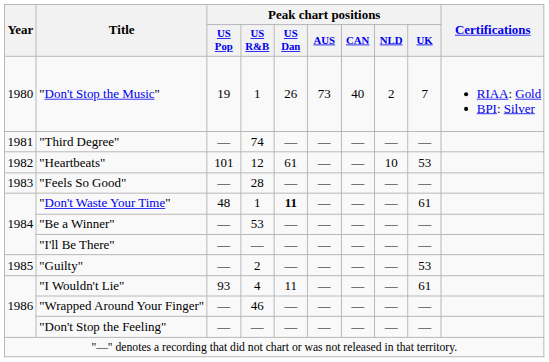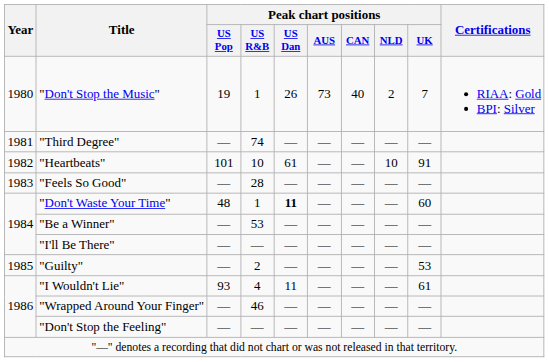(257, 162) 12 -> (257, 162) 10
(425, 162) 53 -> (425, 162) 91
(425, 203) 61 -> (425, 203) 60
